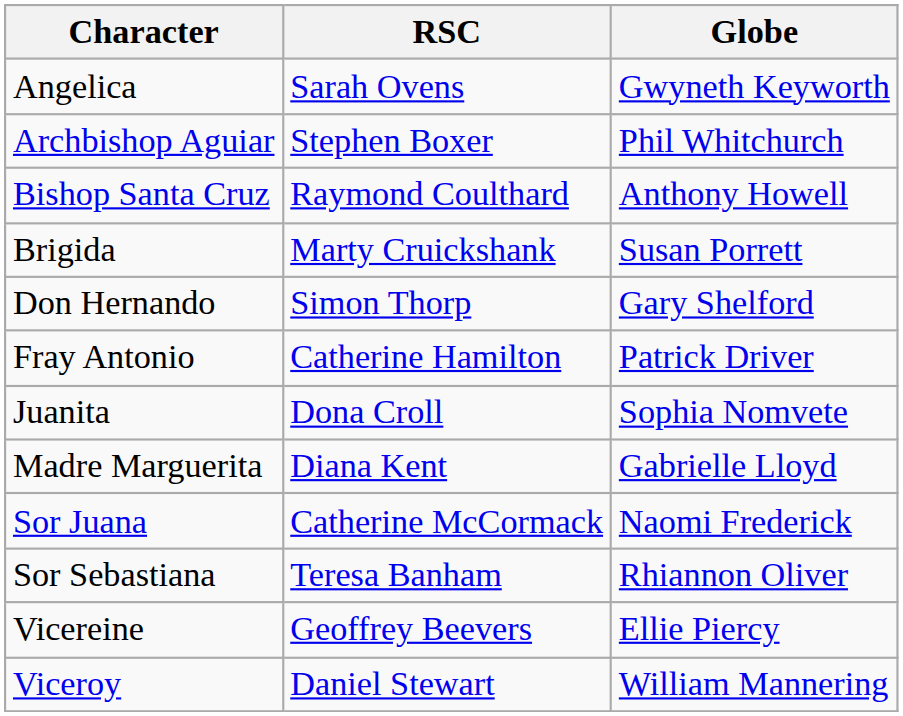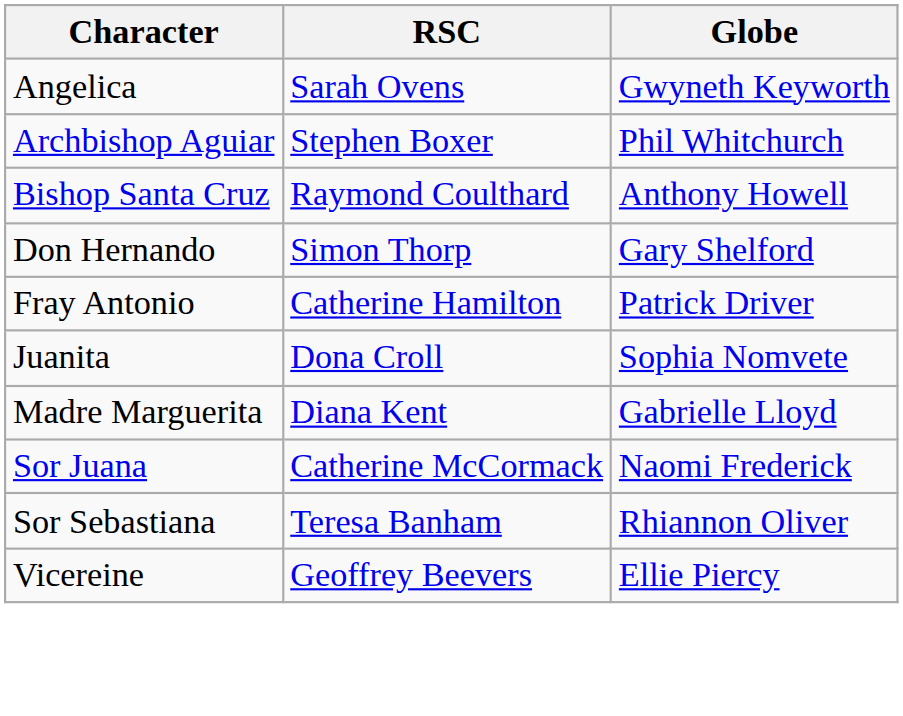- row: (64, 248)
- row: (67, 683)
